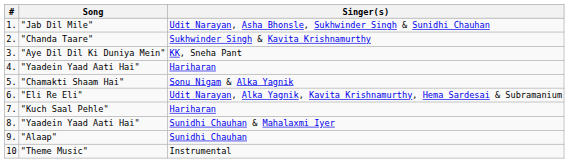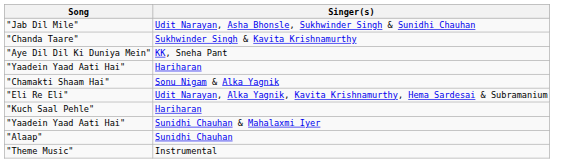- column: (12, 11)
